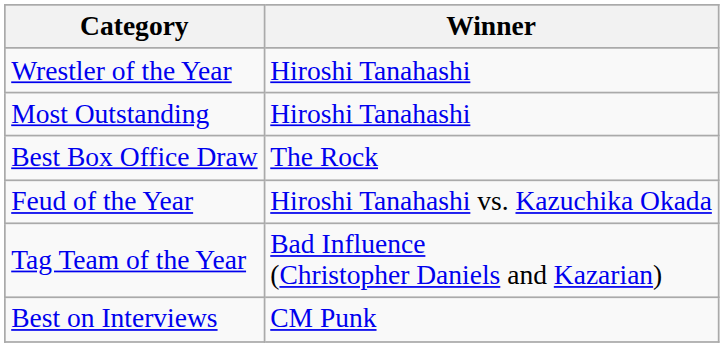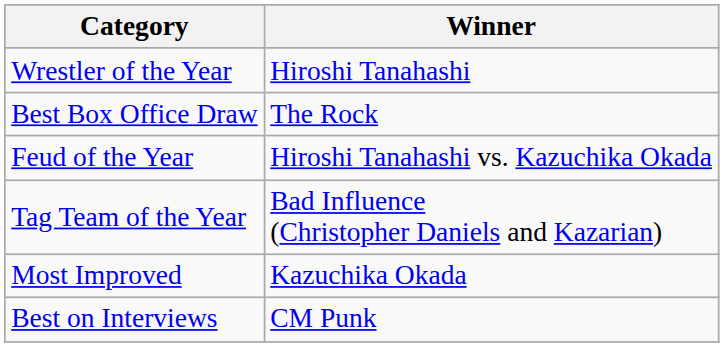- row: (110, 113)
+ row: (96, 275)
